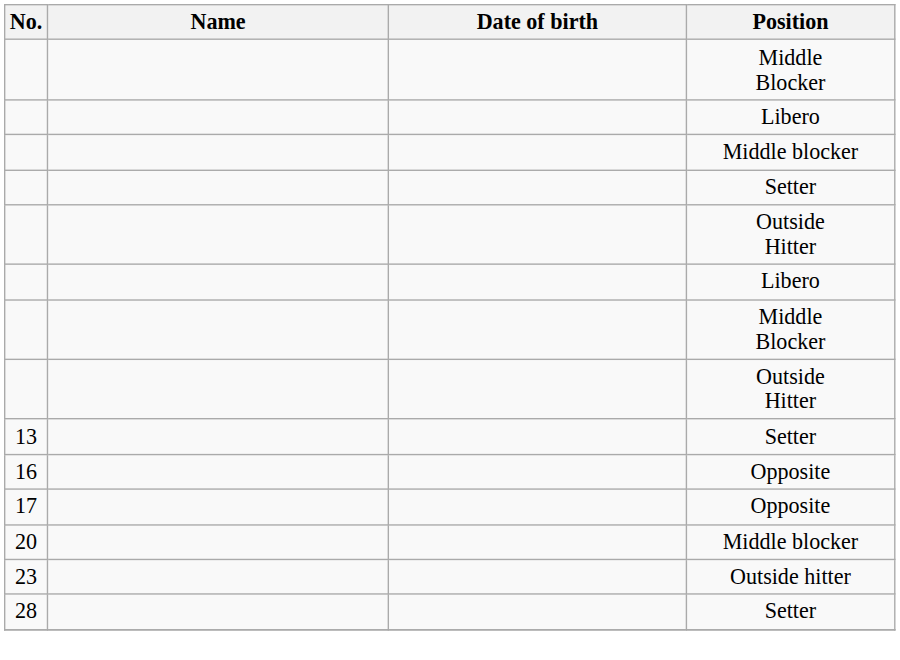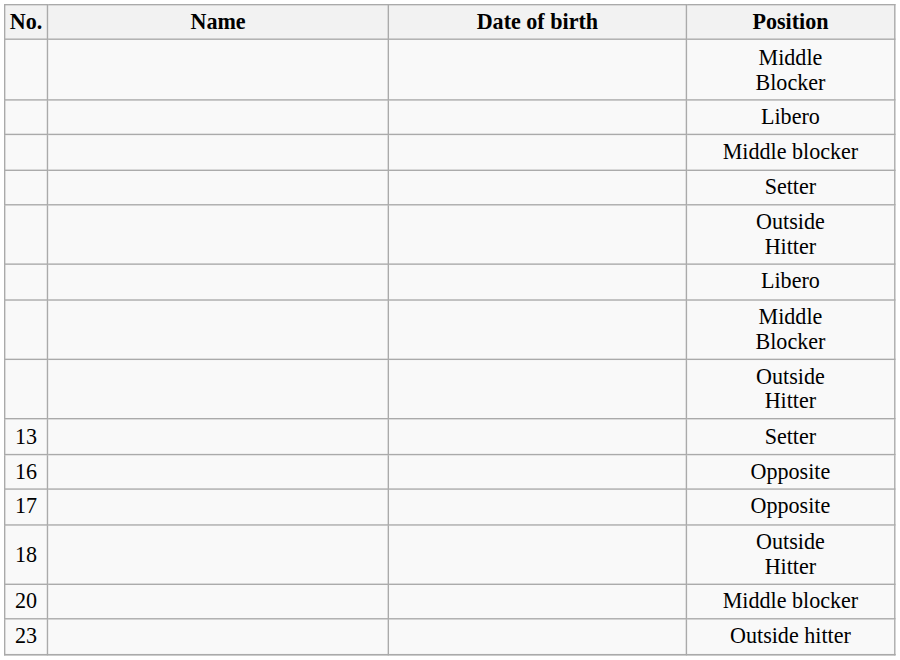+ row: (26, 553)
- row: (26, 611)
